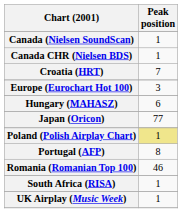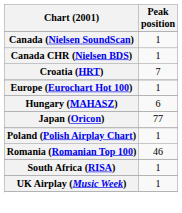(158, 87) 3 -> (158, 87) 1
(158, 135) khaki background -> (158, 135) no background
- row: (71, 151)
